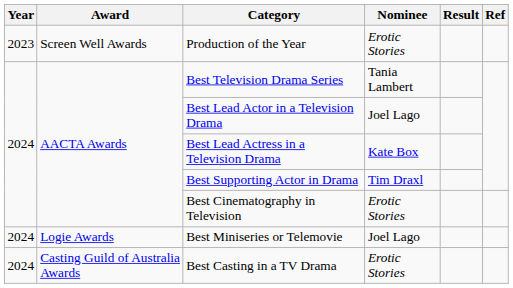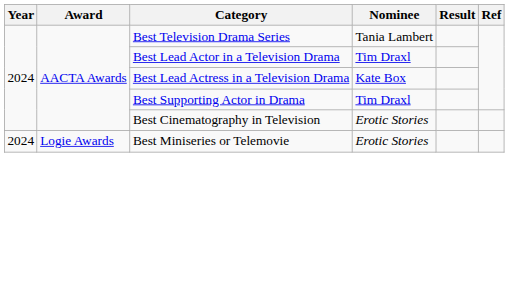- row: (246, 43)
(394, 115) Joel Lago -> (383, 57) Tim Draxl
(394, 237) Joel Lago -> (392, 141) Erotic Stories
- row: (261, 265)
